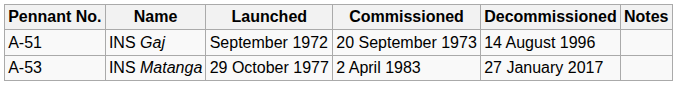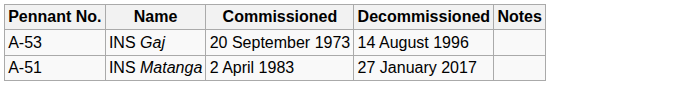- column: (269, 17)
(25, 42) A-51 -> (25, 42) A-53
(25, 67) A-53 -> (25, 67) A-51
